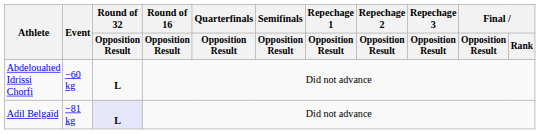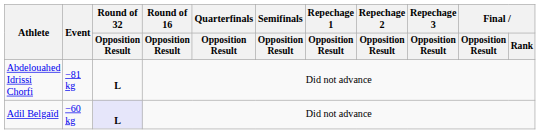(73, 80) −60 kg -> (73, 80) −81 kg
(73, 115) −81 kg -> (73, 115) −60 kg
